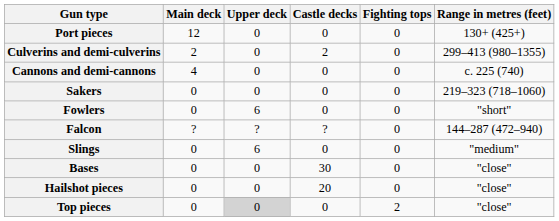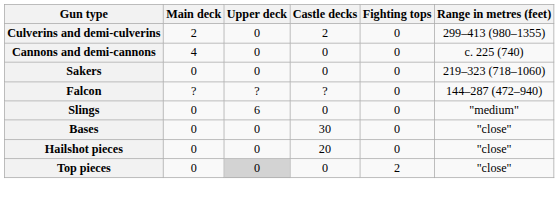- row: (84, 33)
- row: (84, 110)
